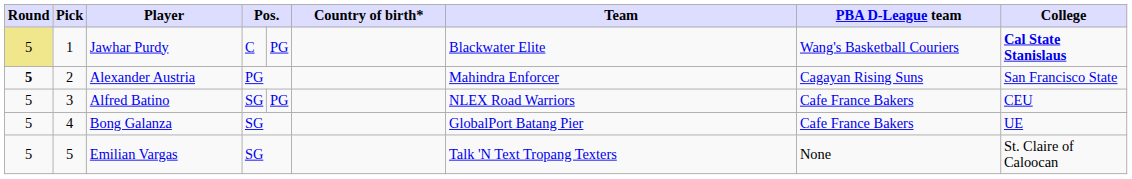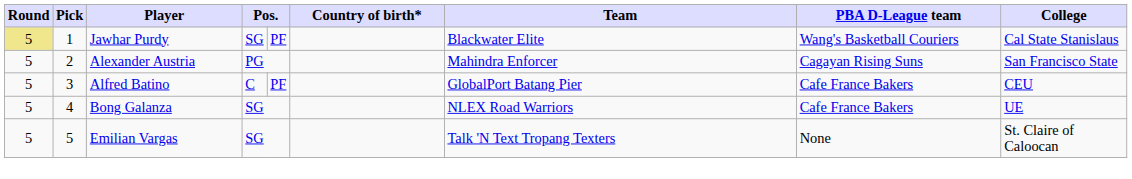(250, 46) C -> (255, 38) SG
(279, 46) PG -> (278, 38) PF
(1035, 46) bold -> (1061, 38) normal
(29, 77) bold -> (29, 61) normal
(254, 100) SG -> (250, 84) C
(279, 100) PG -> (278, 84) PF
(512, 100) NLEX Road Warriors -> (515, 84) GlobalPort Batang Pier
(516, 123) GlobalPort Batang Pier -> (510, 107) NLEX Road Warriors
